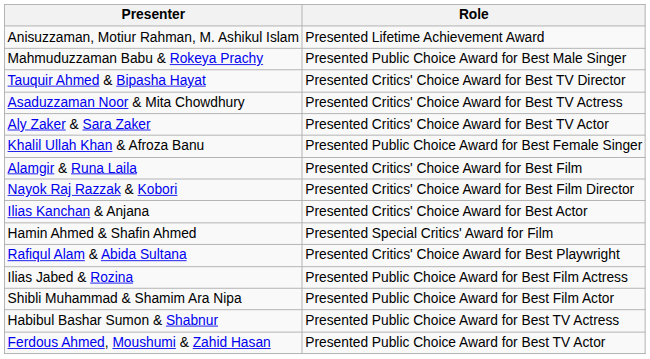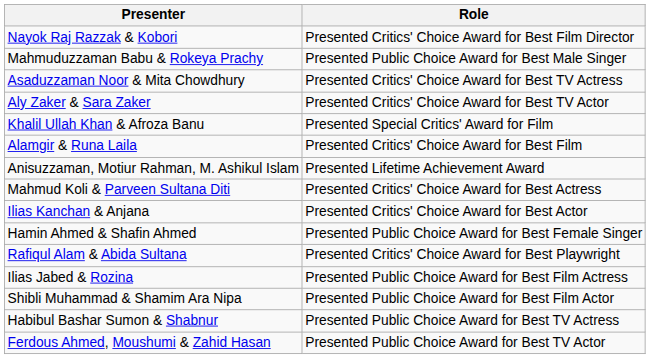rows swapped: (153, 37) <-> (92, 189)
- row: (107, 80)
(474, 146) Presented Public Choice Award for Best Female Singer -> (429, 124) Presented Special Critics' Award for Film
+ row: (119, 189)
(429, 233) Presented Special Critics' Award for Film -> (474, 233) Presented Public Choice Award for Best Female Singer
